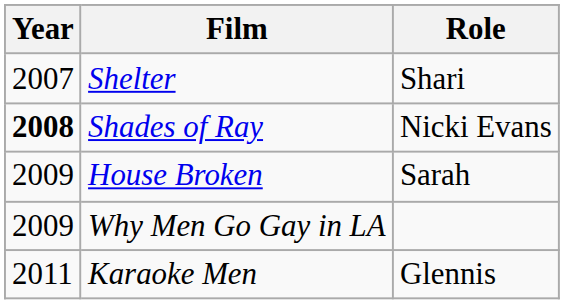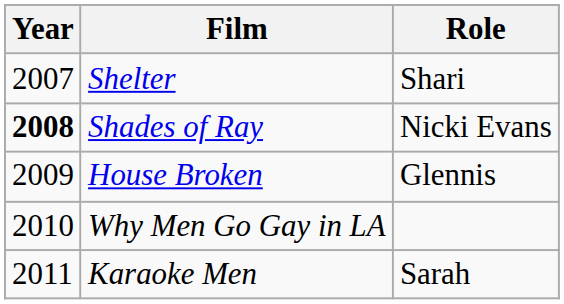(435, 175) Sarah -> (448, 175) Glennis
(43, 224) 2009 -> (43, 224) 2010
(448, 273) Glennis -> (435, 273) Sarah
